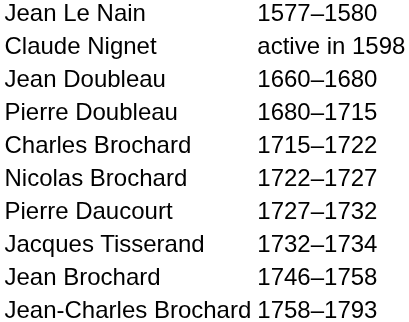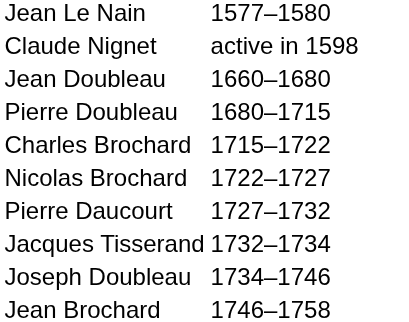+ row: (98, 276)
- row: (128, 309)
